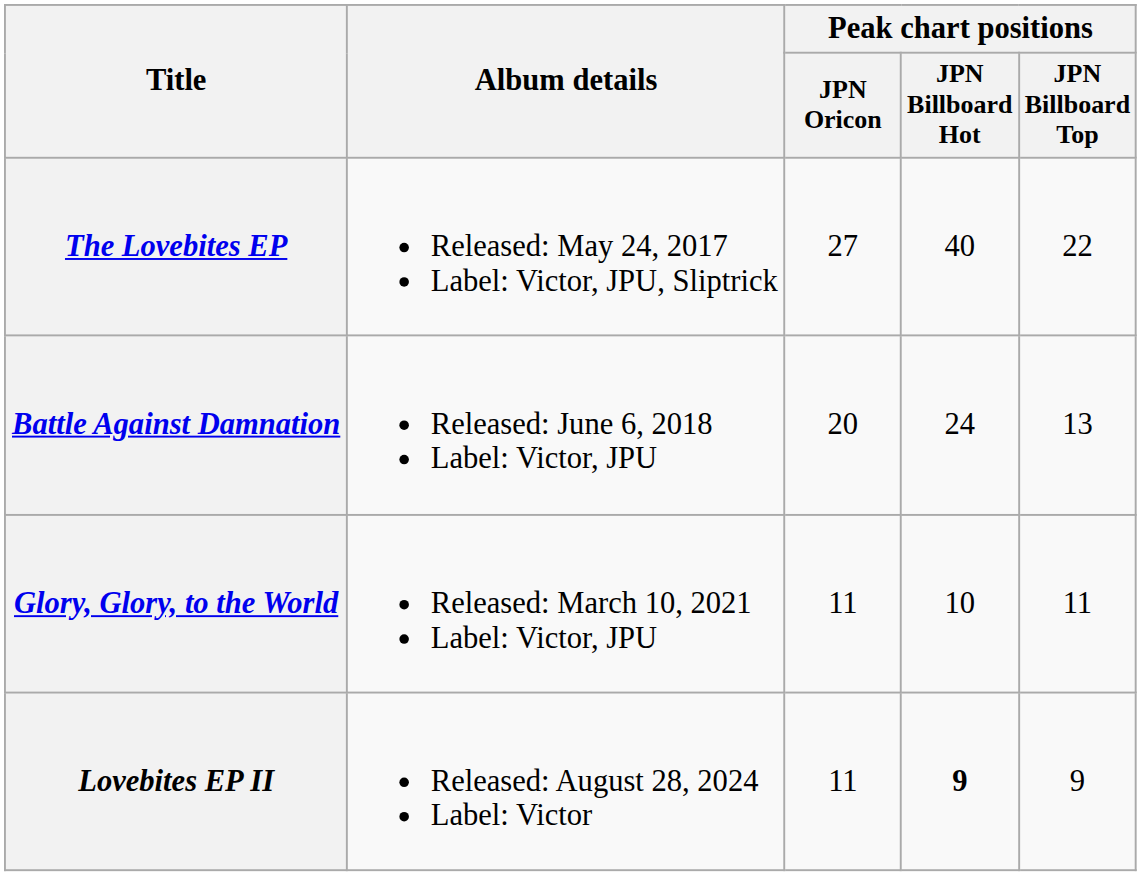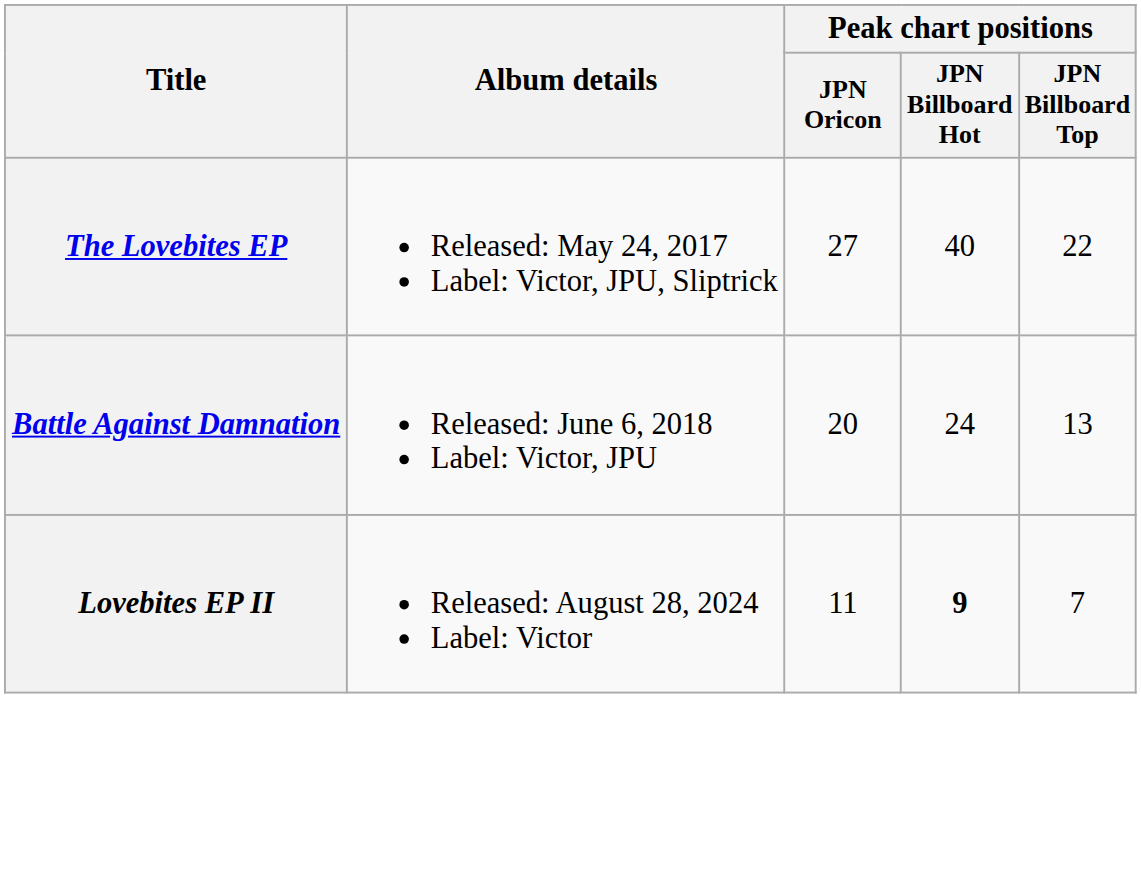- row: (176, 602)
(1077, 781) 9 -> (1077, 602) 7
